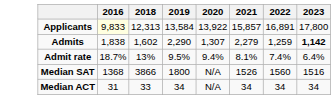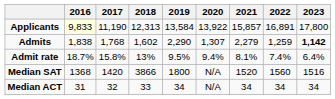+ column: (112, 12)
(246, 72) 1526 -> (246, 72) 1520
